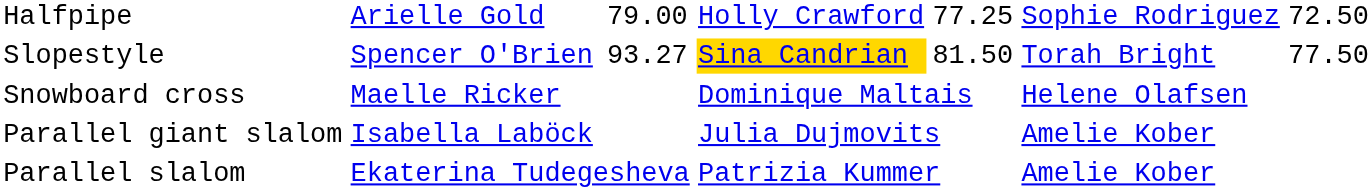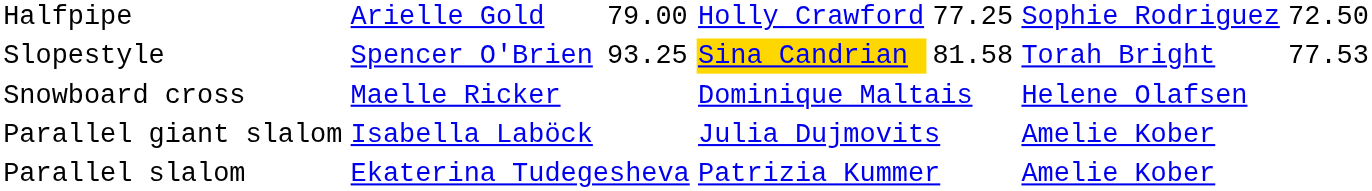(647, 56) 93.27 -> (647, 56) 93.25
(973, 56) 81.50 -> (973, 56) 81.58
(1328, 56) 77.50 -> (1328, 56) 77.53
